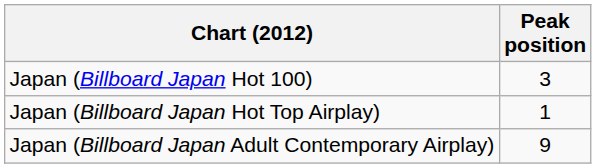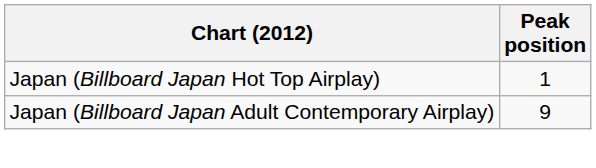- row: (161, 78)
